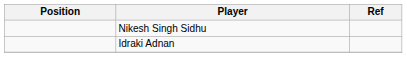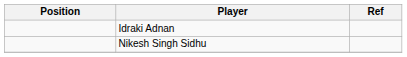rows swapped: (162, 28) <-> (146, 44)
